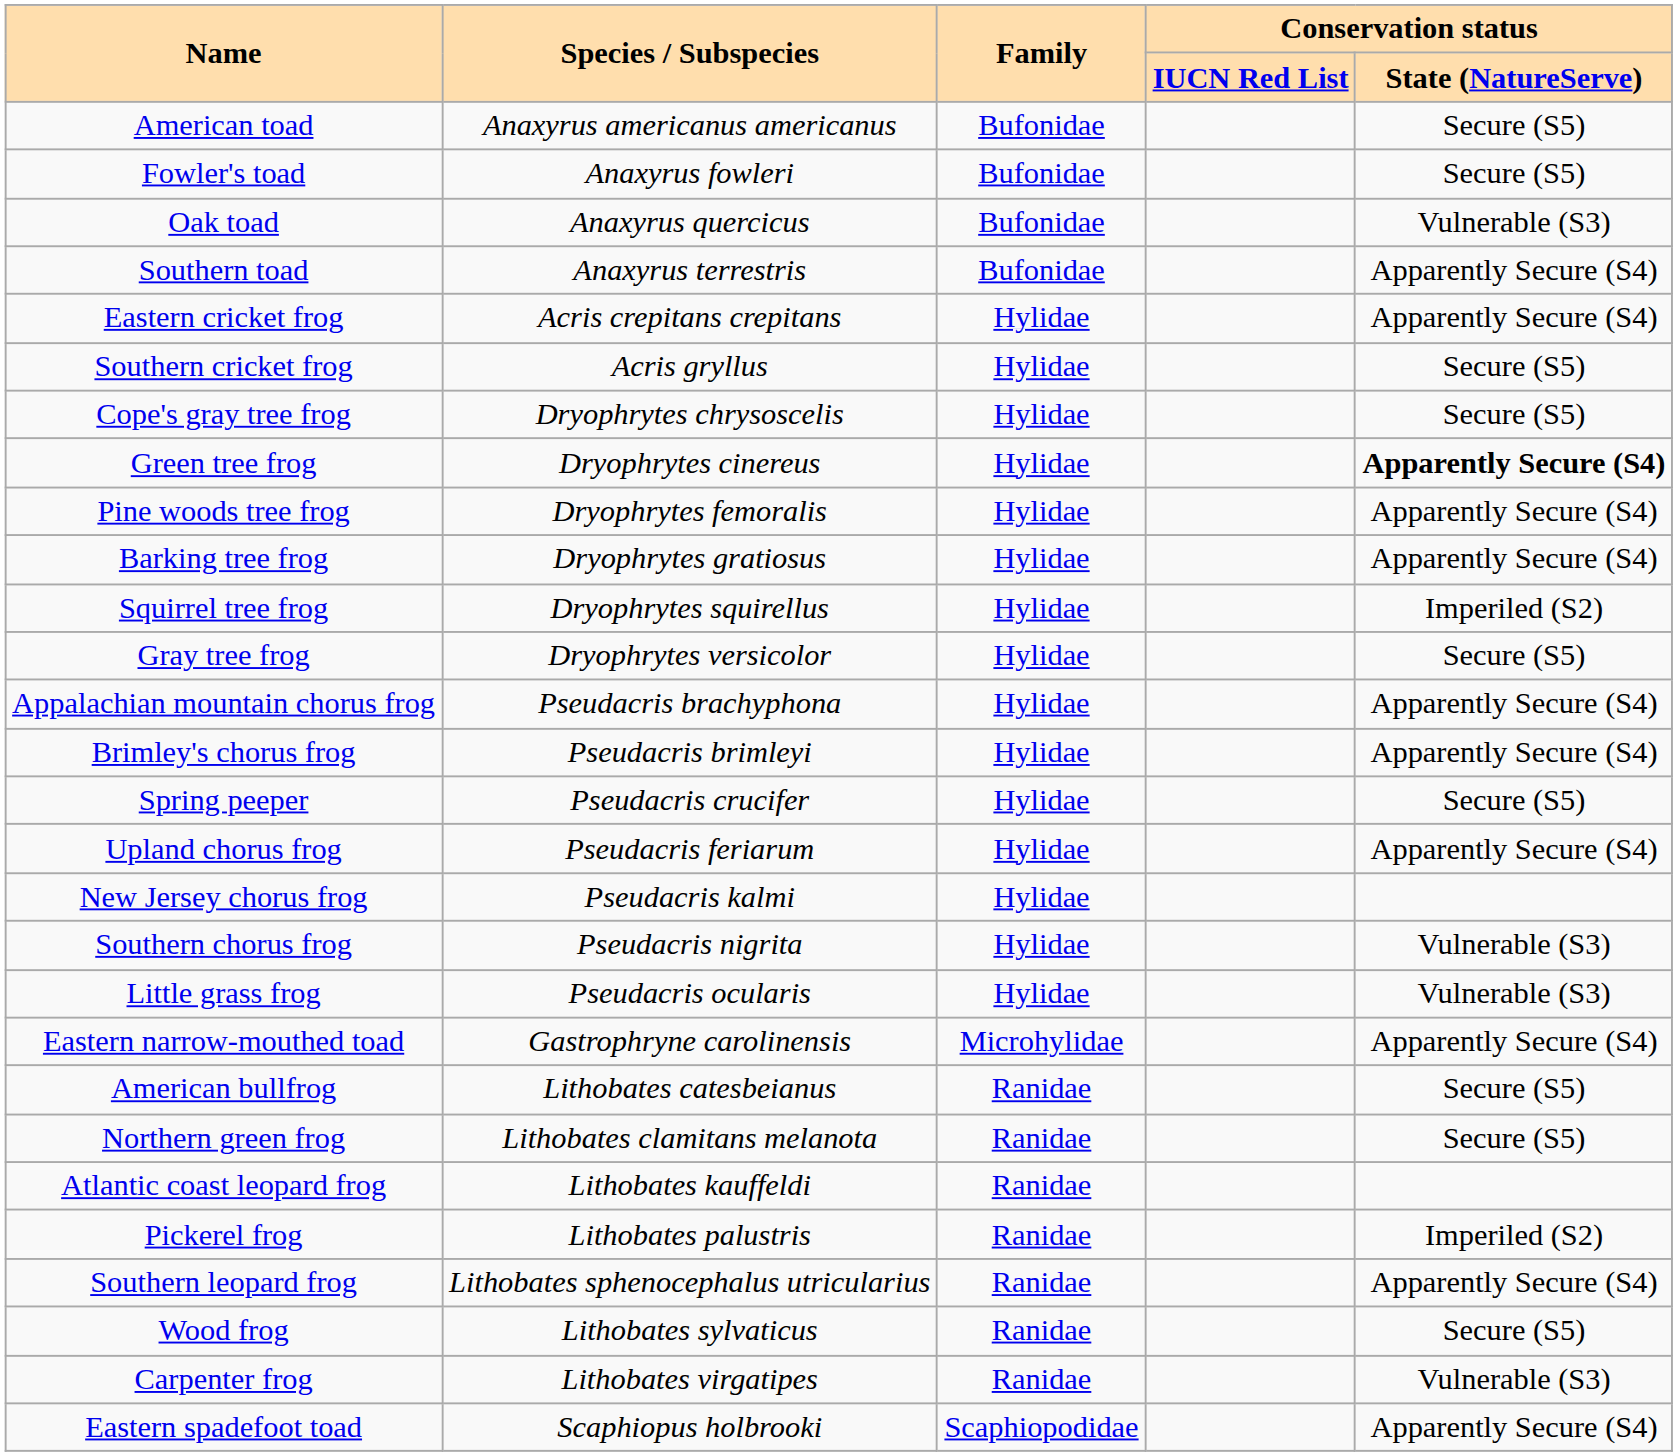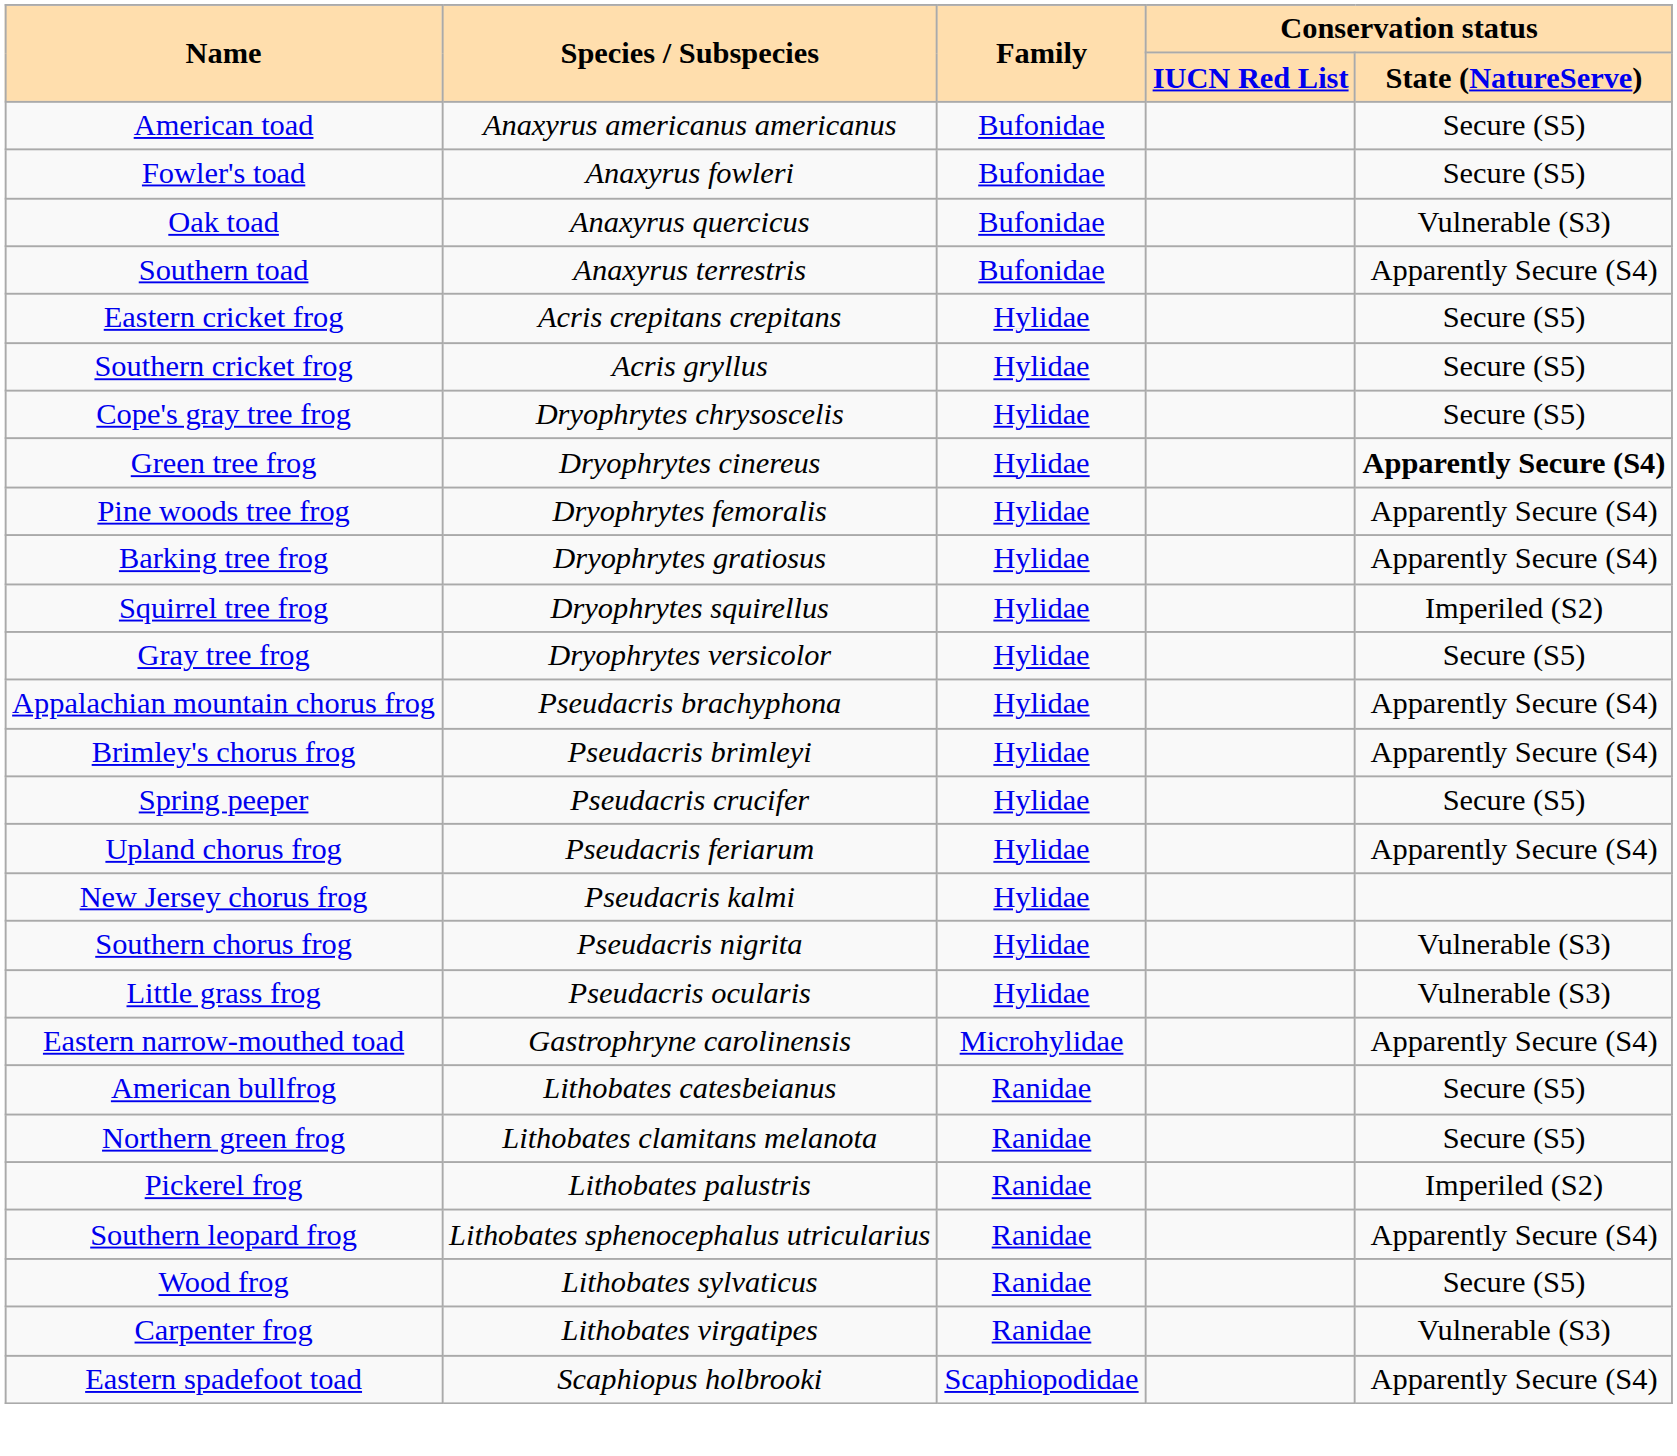(1514, 317) Apparently Secure (S4) -> (1514, 317) Secure (S5)
- row: (224, 1185)
